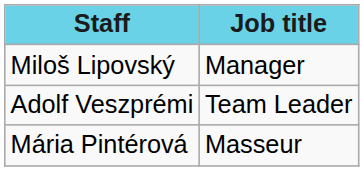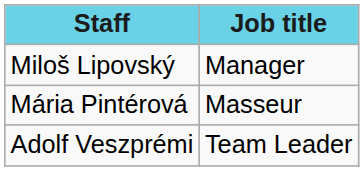rows swapped: (102, 104) <-> (99, 144)
